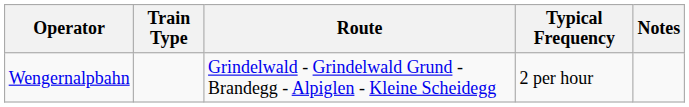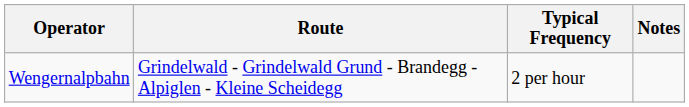- column: (169, 28)
